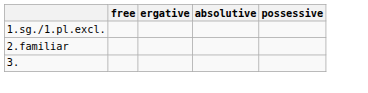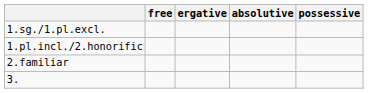+ row: (75, 46)
